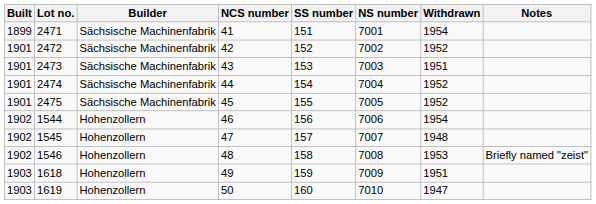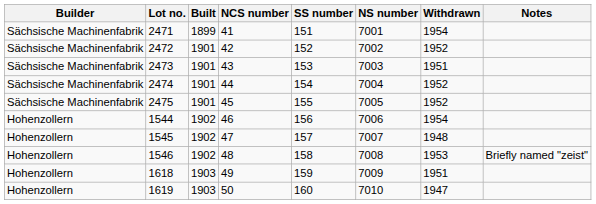columns swapped: (148, 13) <-> (19, 13)
